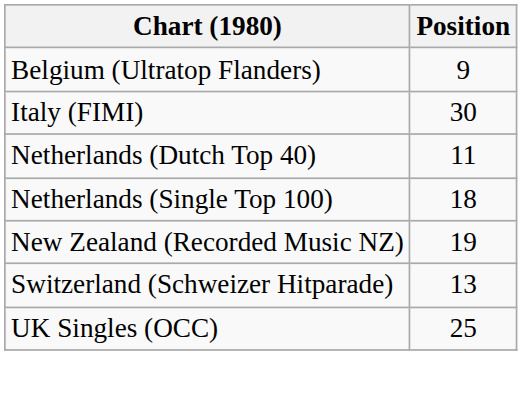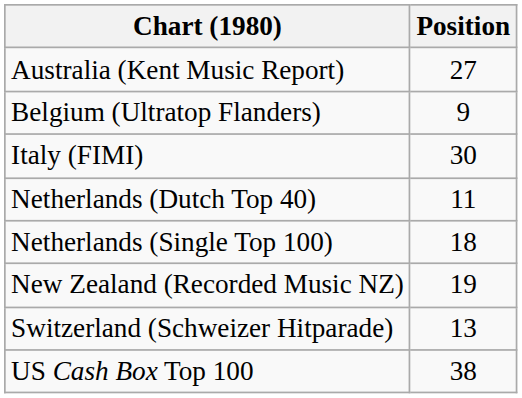+ row: (178, 69)
- row: (115, 328)
+ row: (132, 371)
